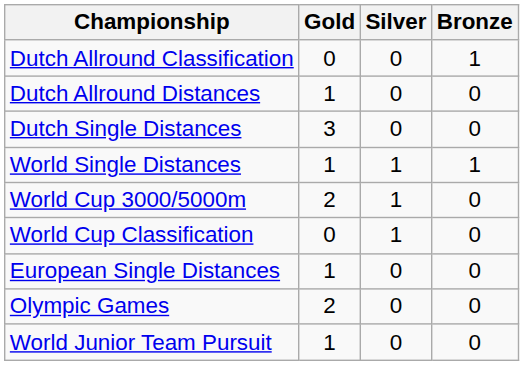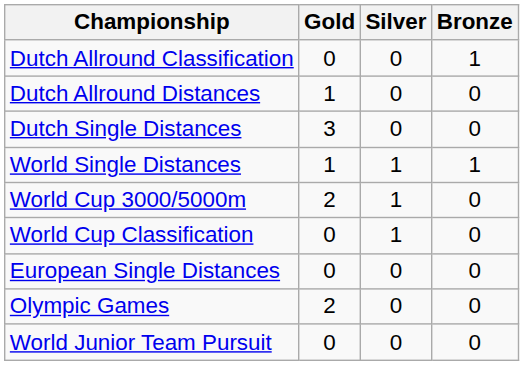(330, 270) 1 -> (330, 270) 0
(330, 341) 1 -> (330, 341) 0
